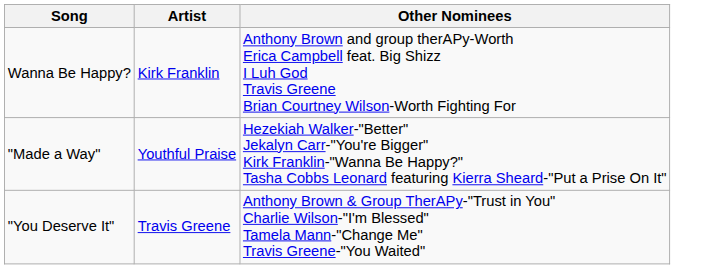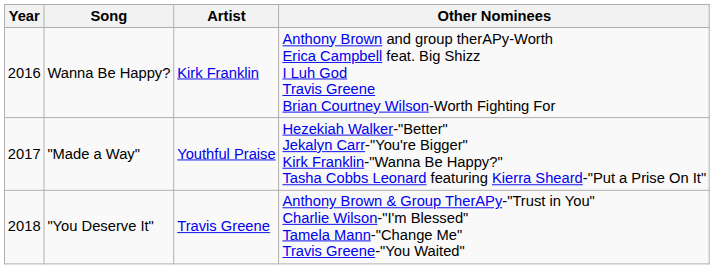+ column: (24, 16)
